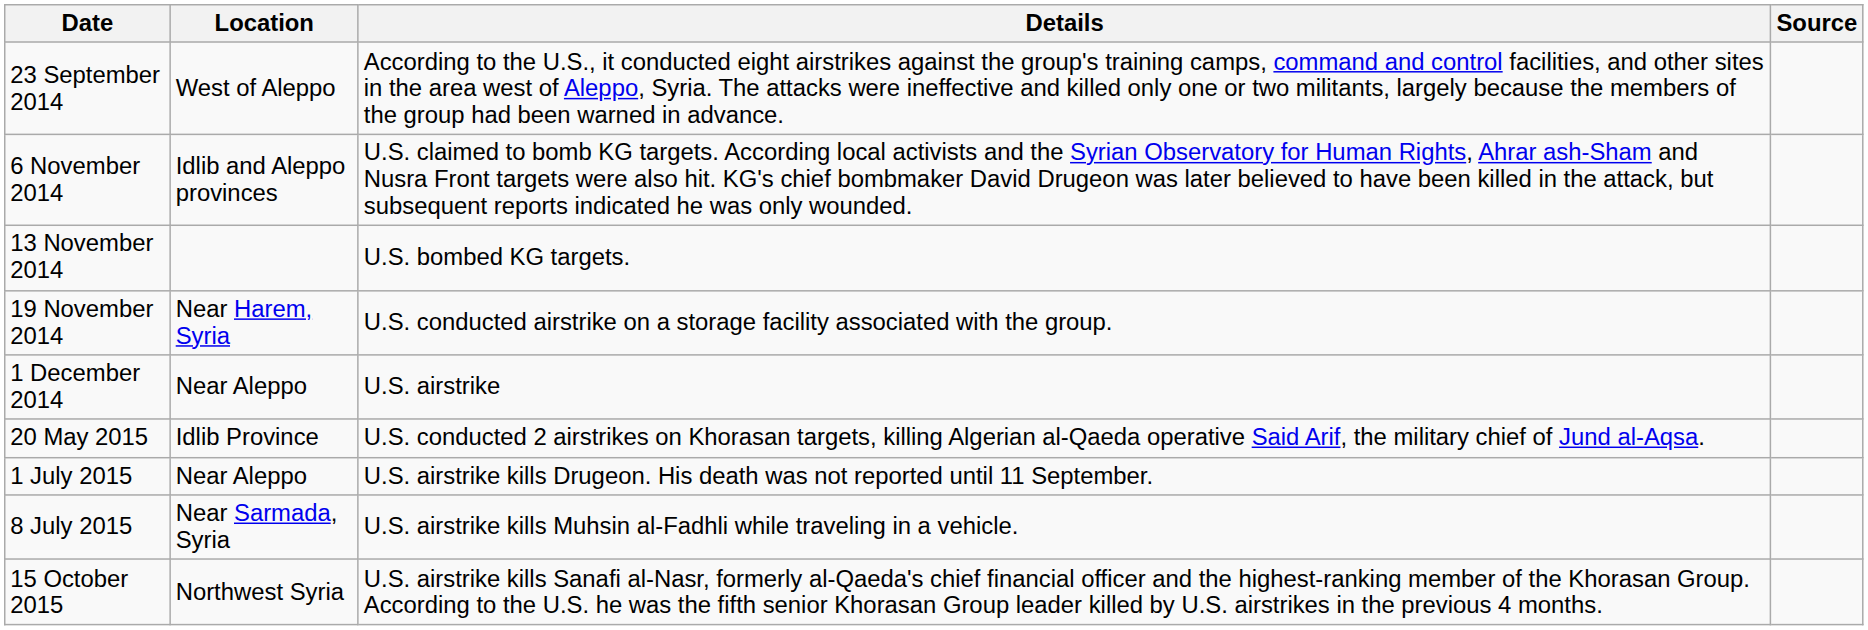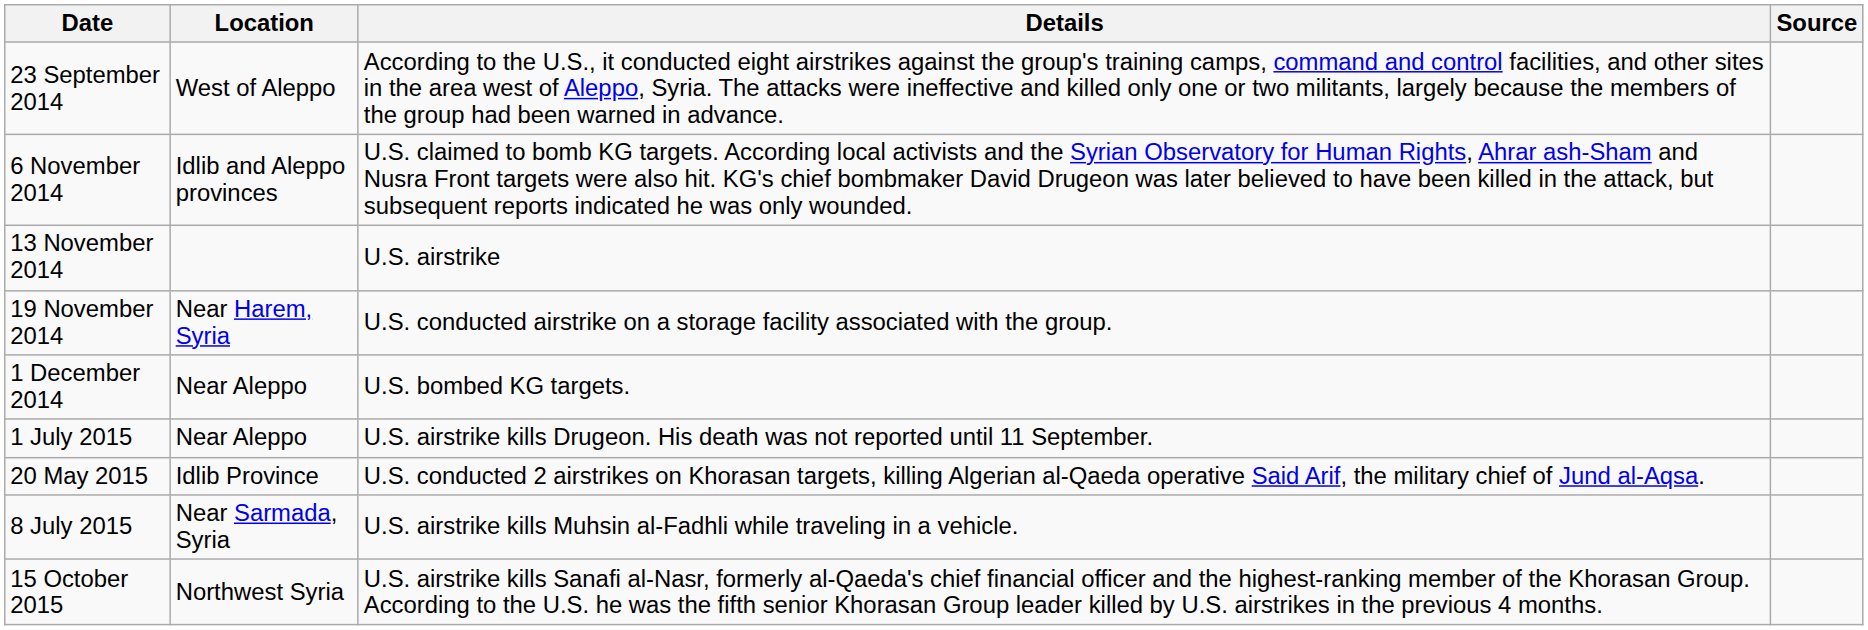(497, 257) U.S. bombed KG targets. -> (432, 257) U.S. airstrike
(432, 386) U.S. airstrike -> (497, 386) U.S. bombed KG targets.
rows swapped: (79, 437) <-> (71, 475)
